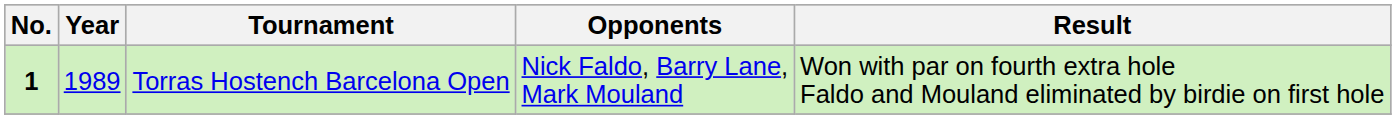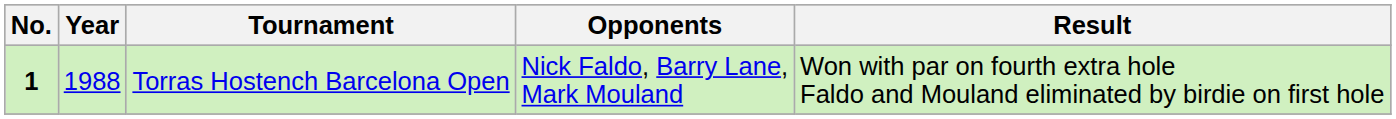(92, 80) 1989 -> (92, 80) 1988
